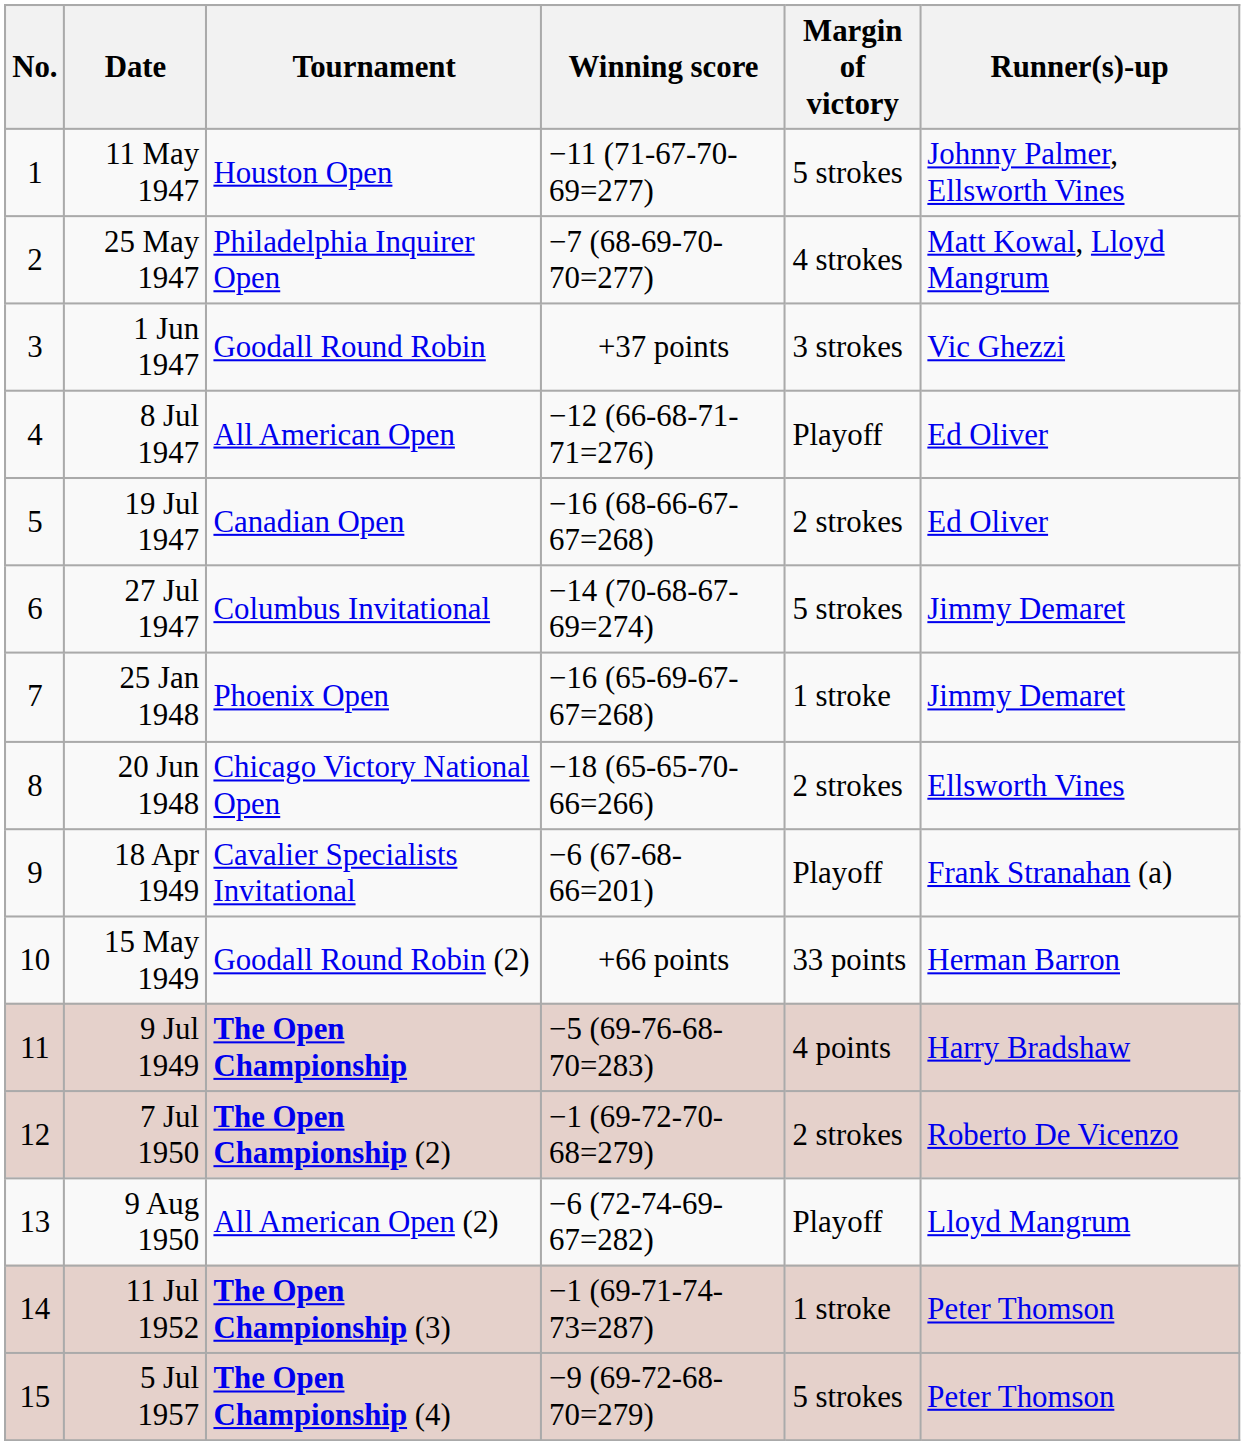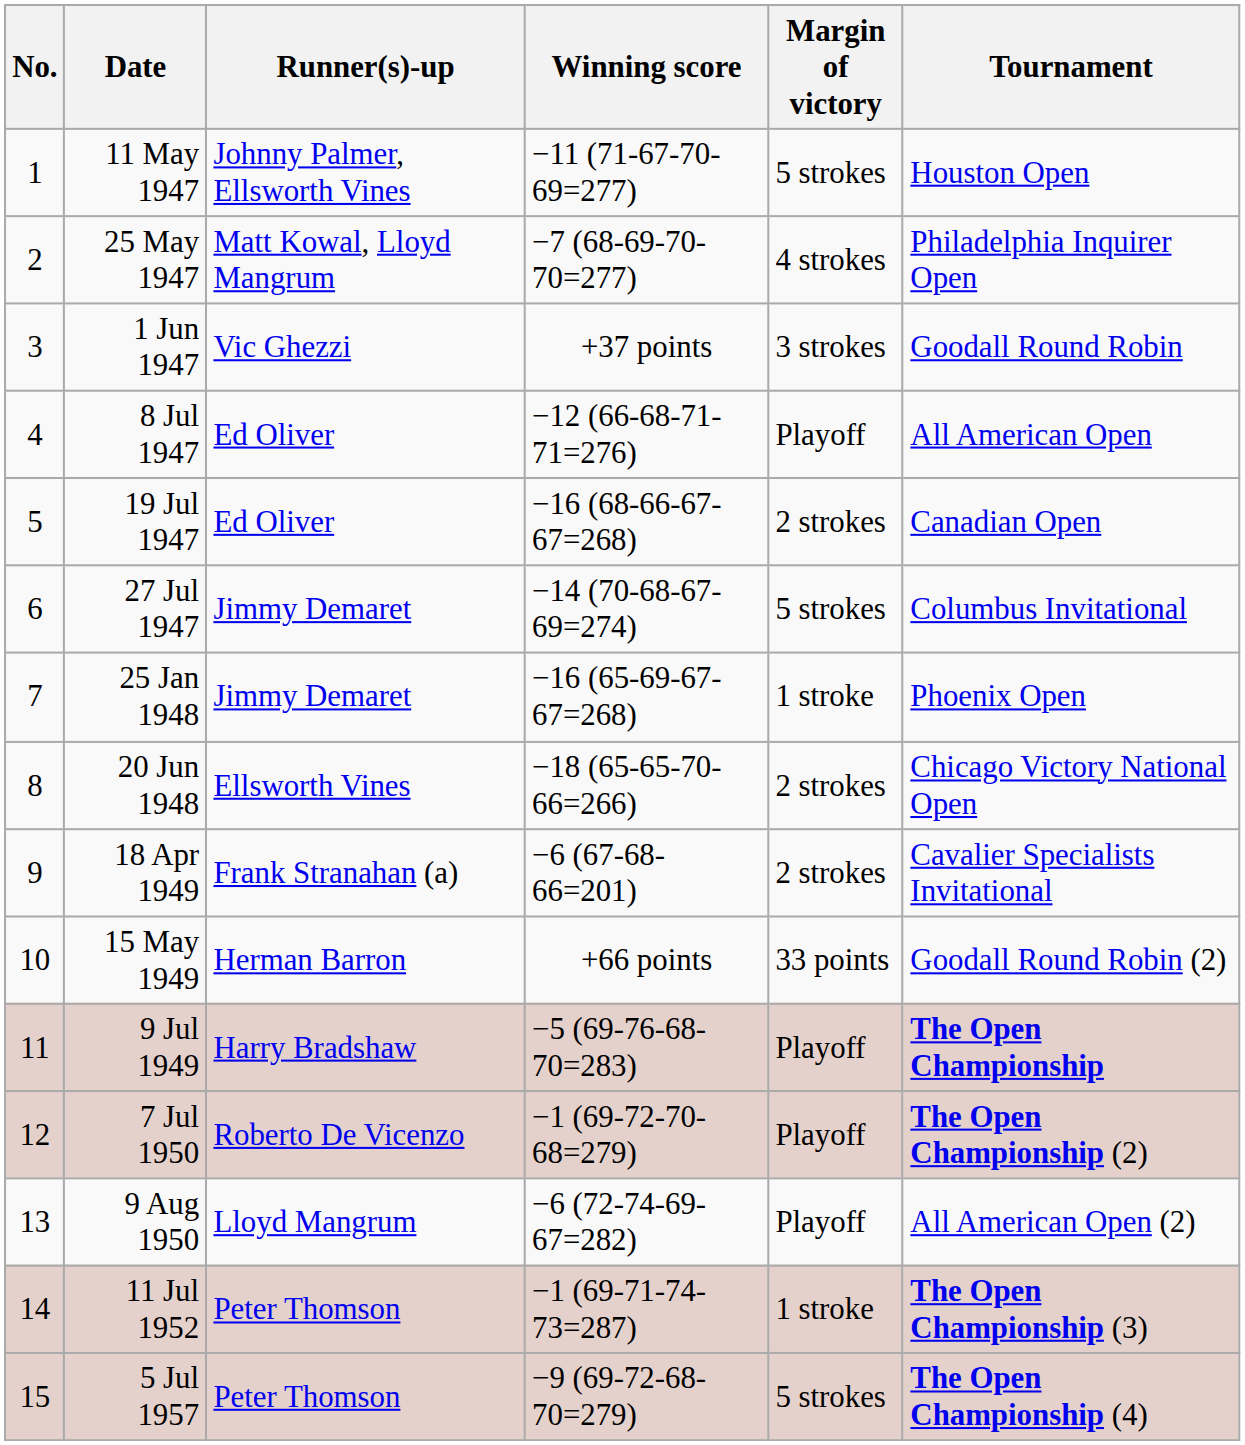columns swapped: (374, 66) <-> (1080, 66)
(838, 871) Playoff -> (831, 871) 2 strokes
(842, 1046) 4 points -> (821, 1046) Playoff
(848, 1133) 2 strokes -> (821, 1133) Playoff
